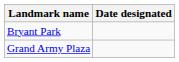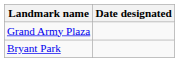rows swapped: (34, 31) <-> (49, 48)
